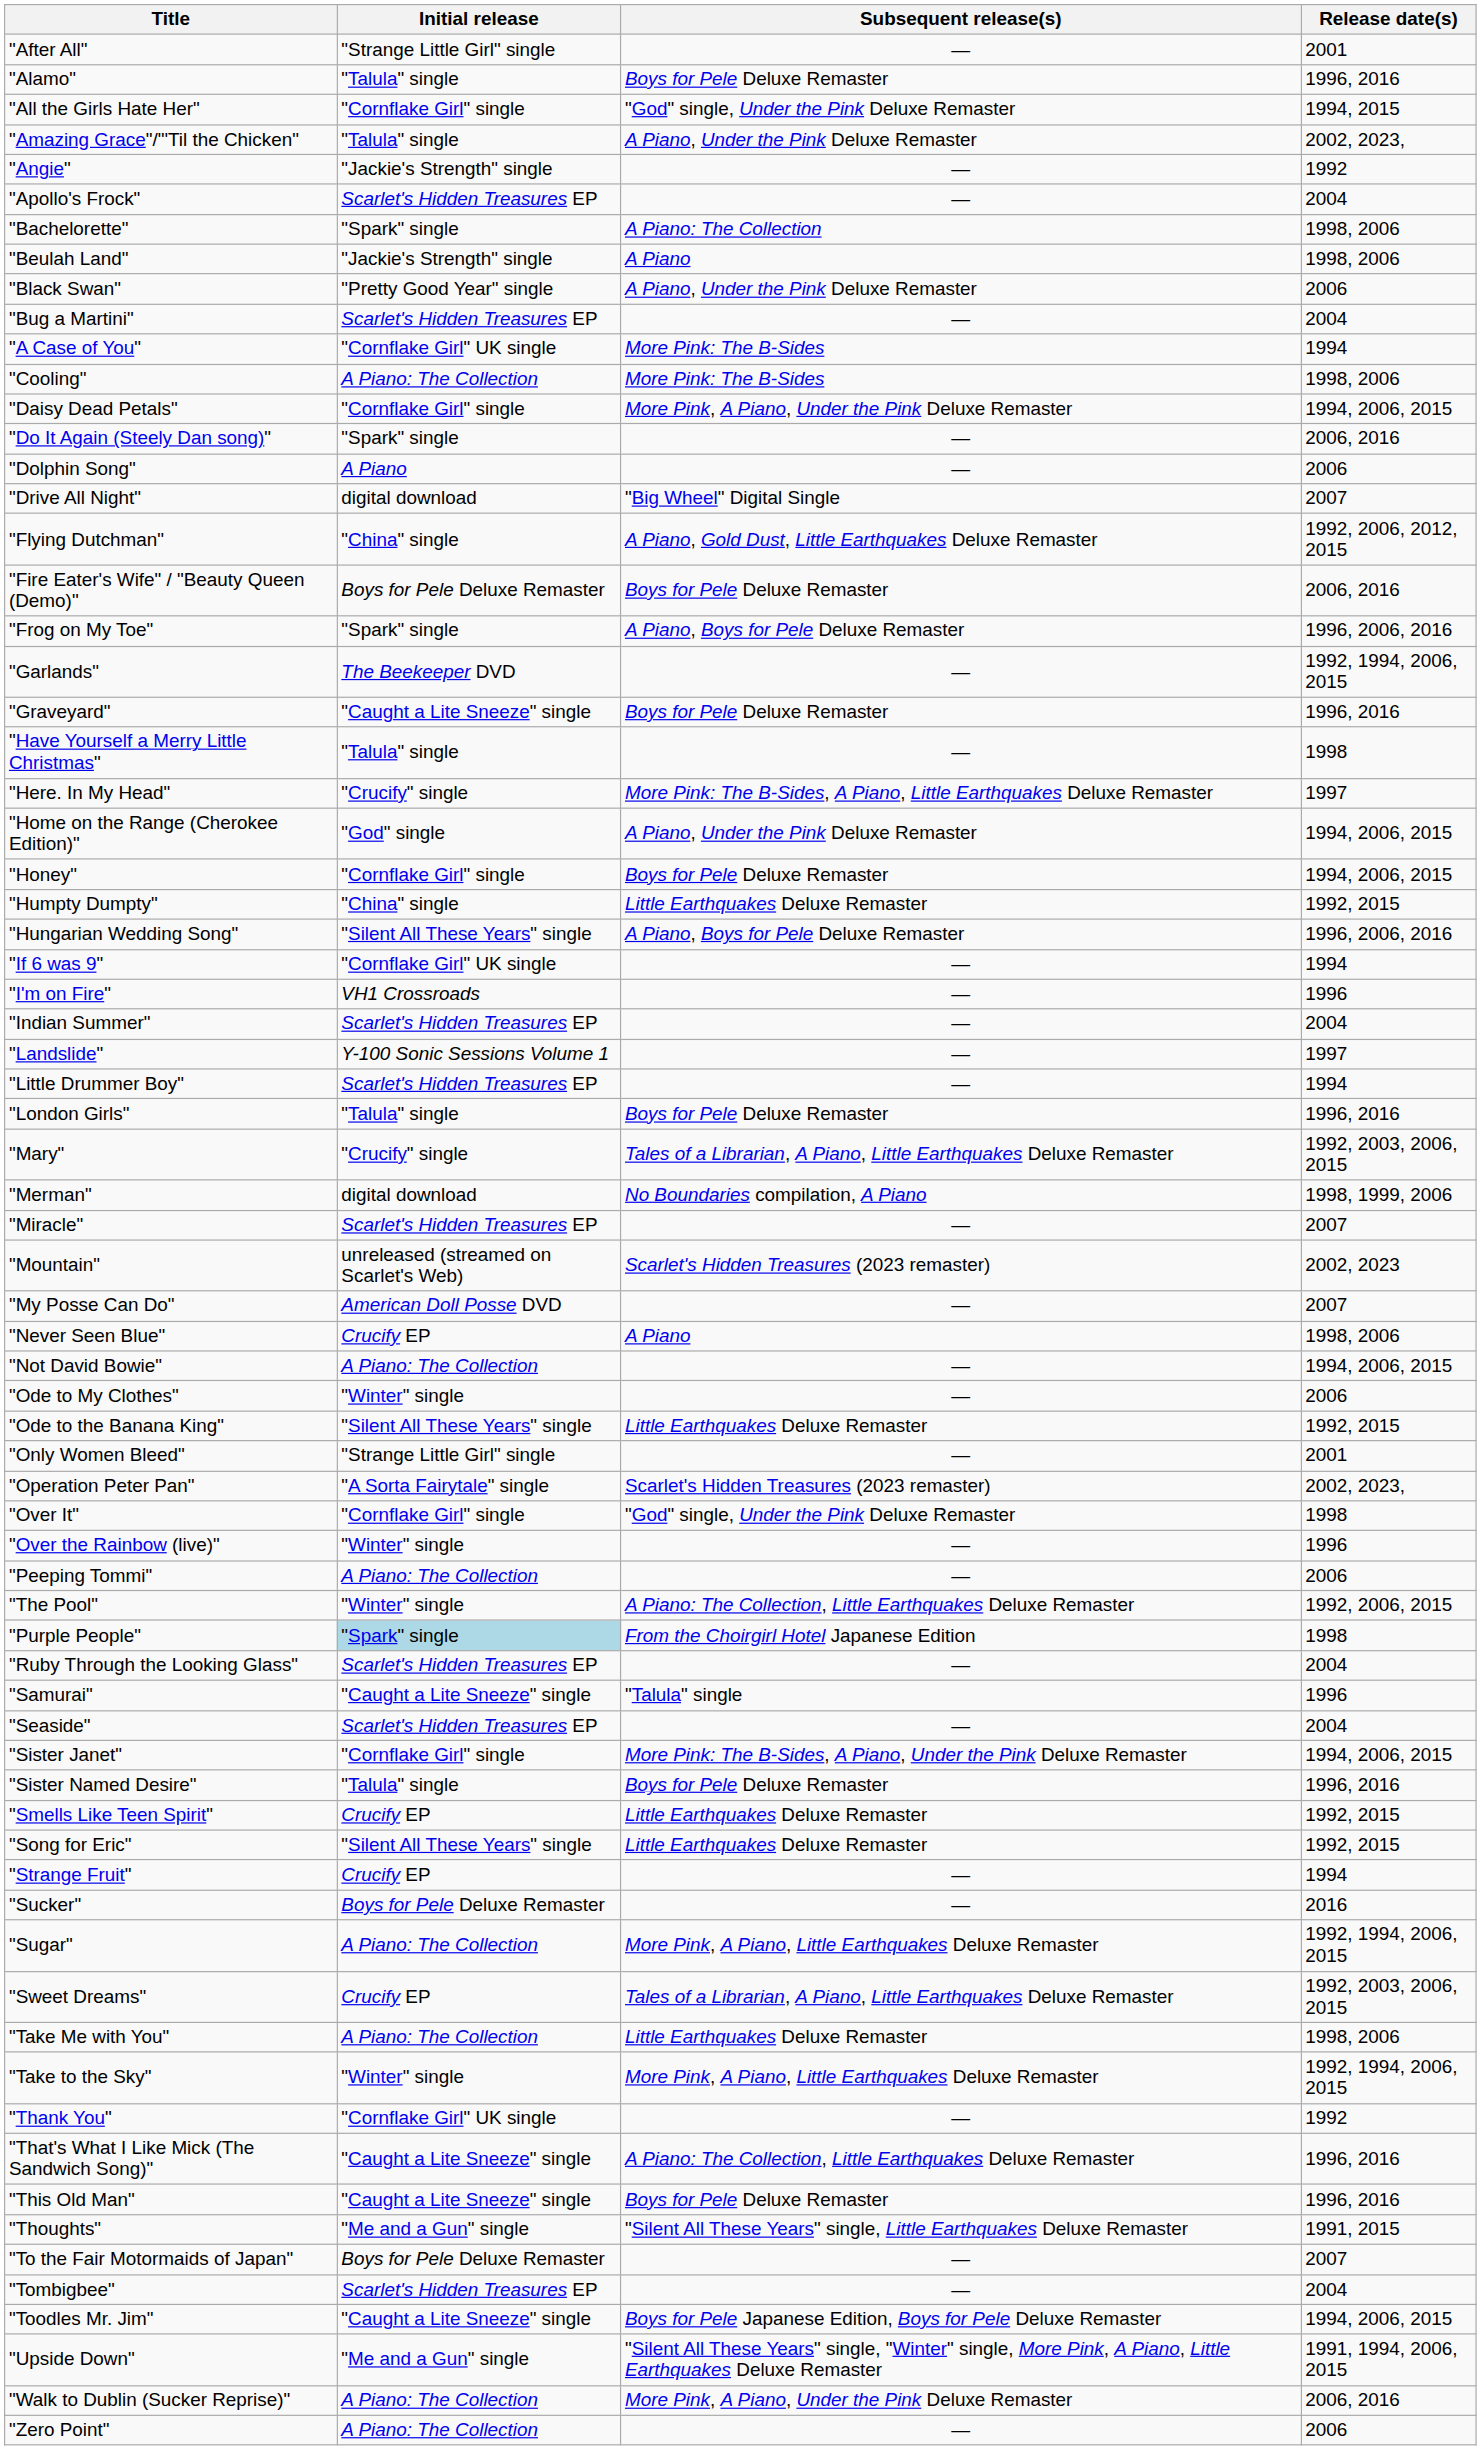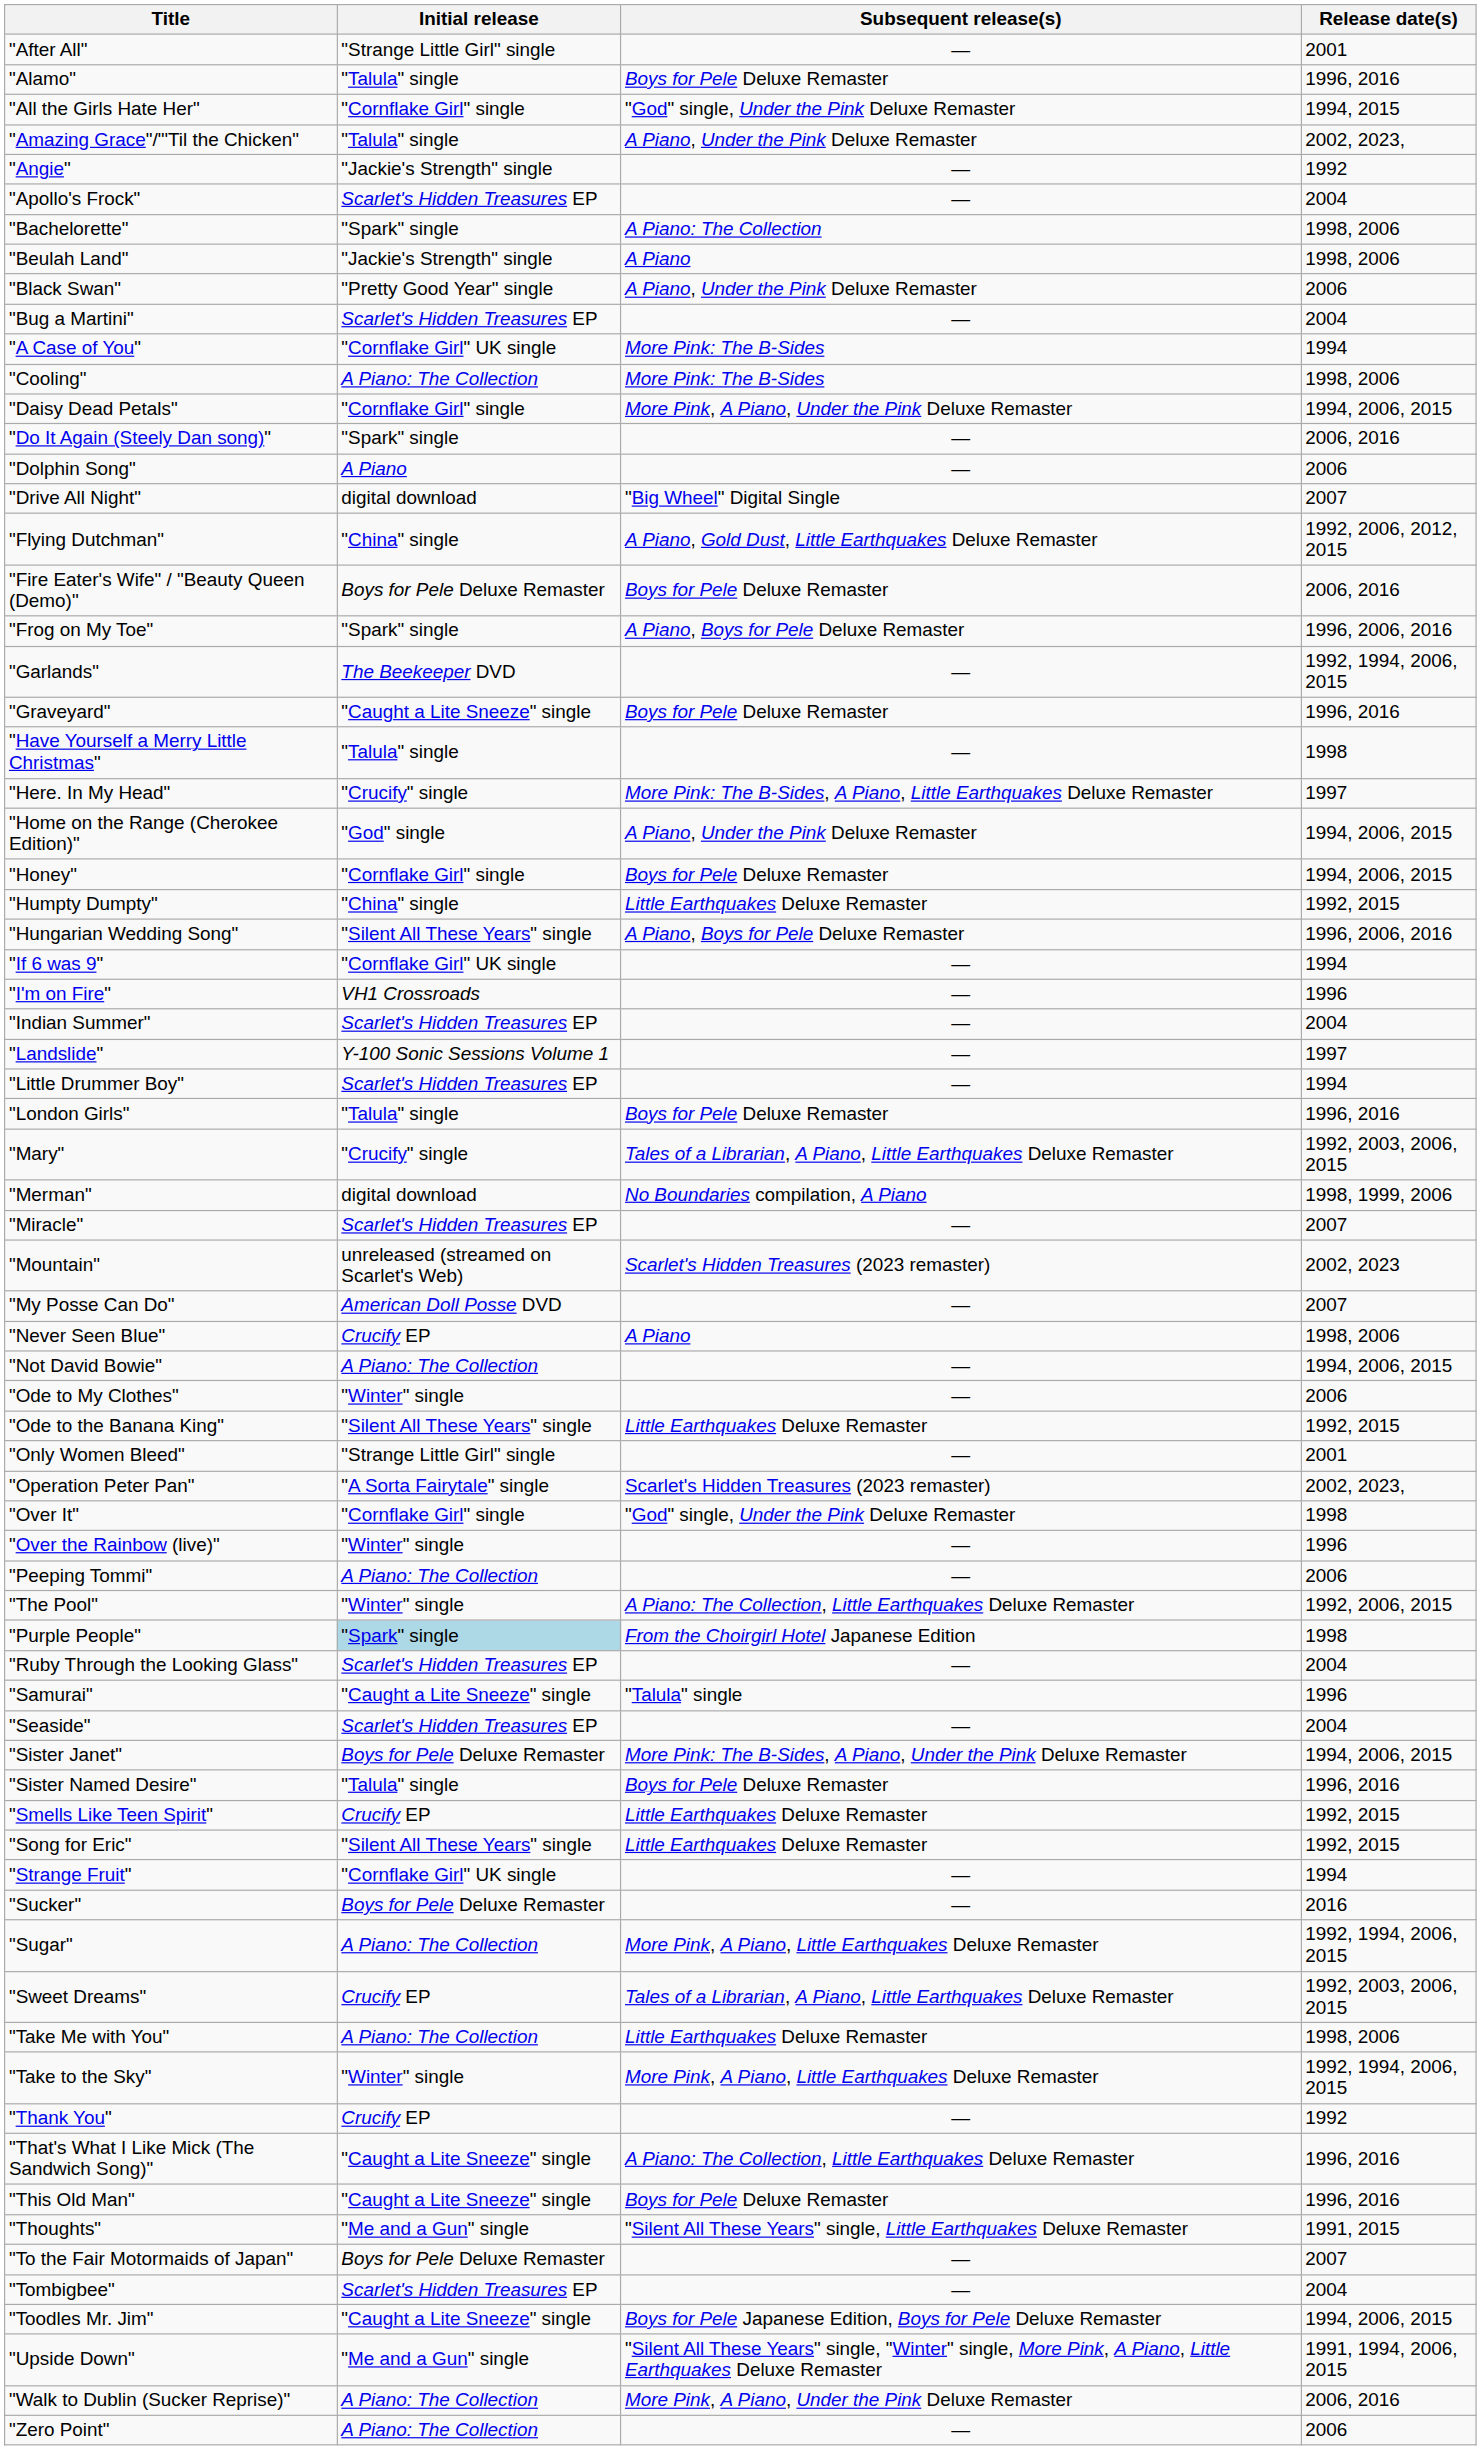(433, 1755) "Cornflake Girl" single -> (473, 1755) Boys for Pele Deluxe Remaster
(386, 1874) Crucify EP -> (449, 1874) "Cornflake Girl" UK single
(449, 2118) "Cornflake Girl" UK single -> (386, 2118) Crucify EP
